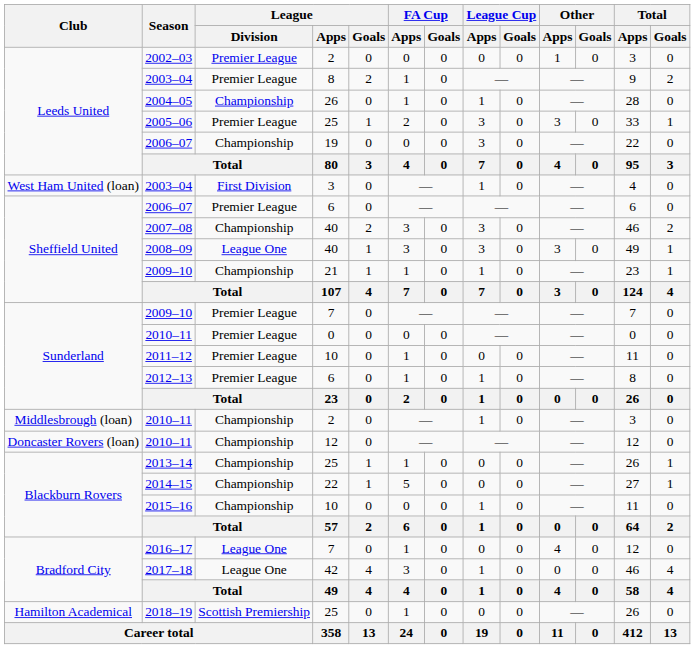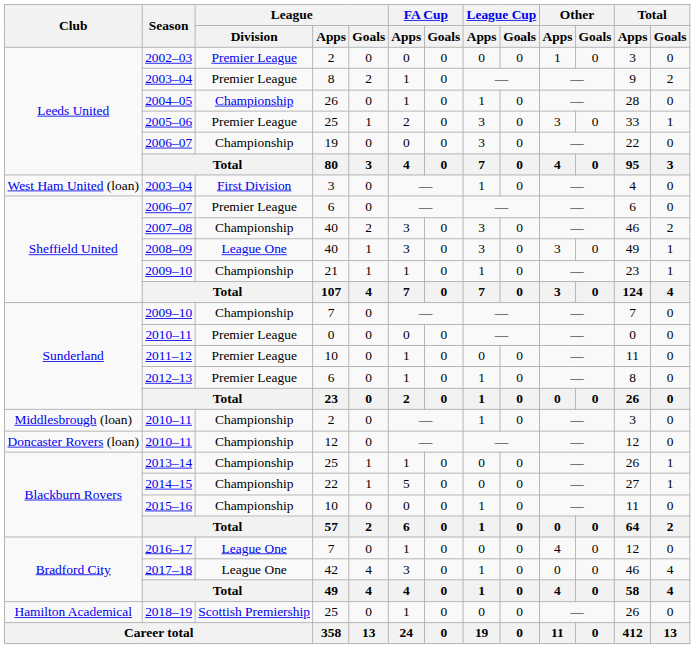(254, 313) Premier League -> (254, 313) Championship
